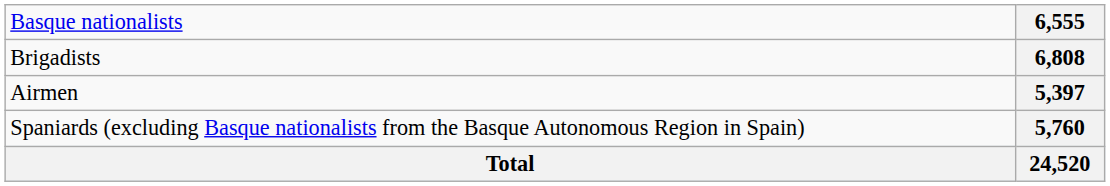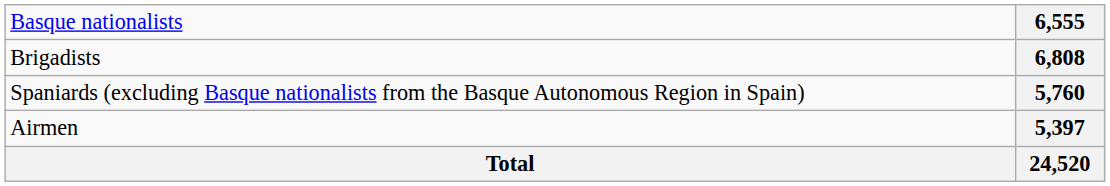rows swapped: (1060, 92) <-> (1060, 127)
